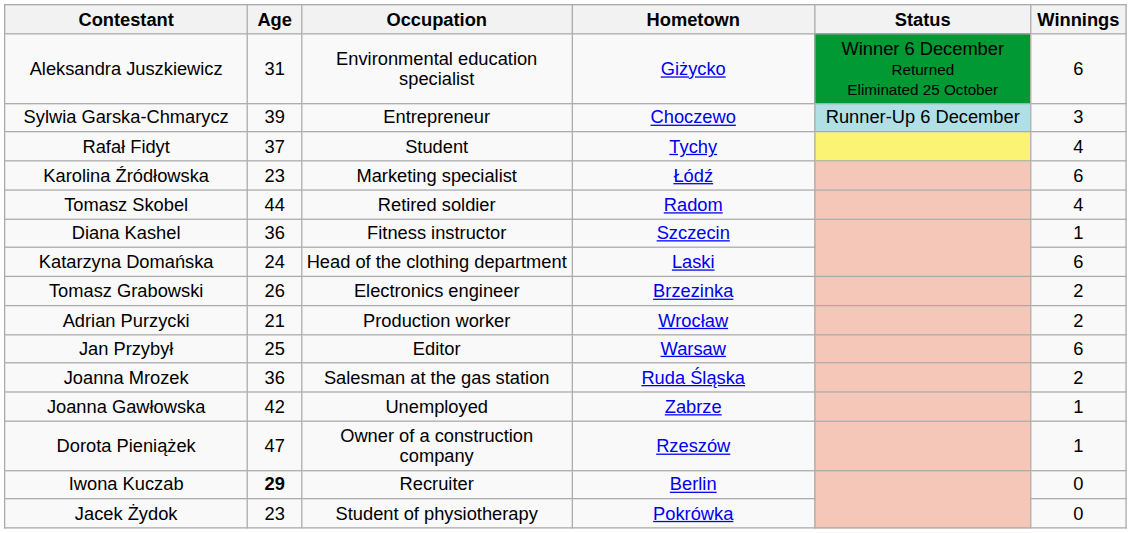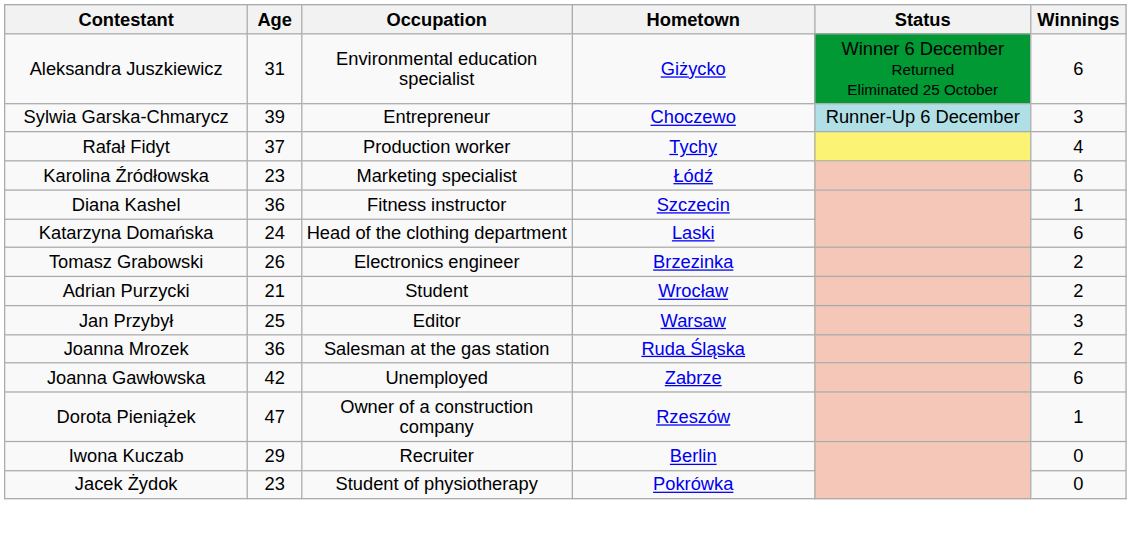(437, 147) Student -> (437, 147) Production worker
- row: (126, 205)
(437, 320) Production worker -> (437, 291) Student
(1078, 349) 6 -> (1078, 320) 3
(1078, 407) 1 -> (1078, 378) 6
(275, 485) bold -> (275, 456) normal
